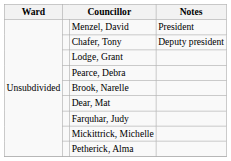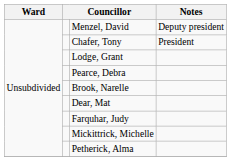(176, 27) President -> (191, 27) Deputy president
(191, 42) Deputy president -> (176, 42) President
